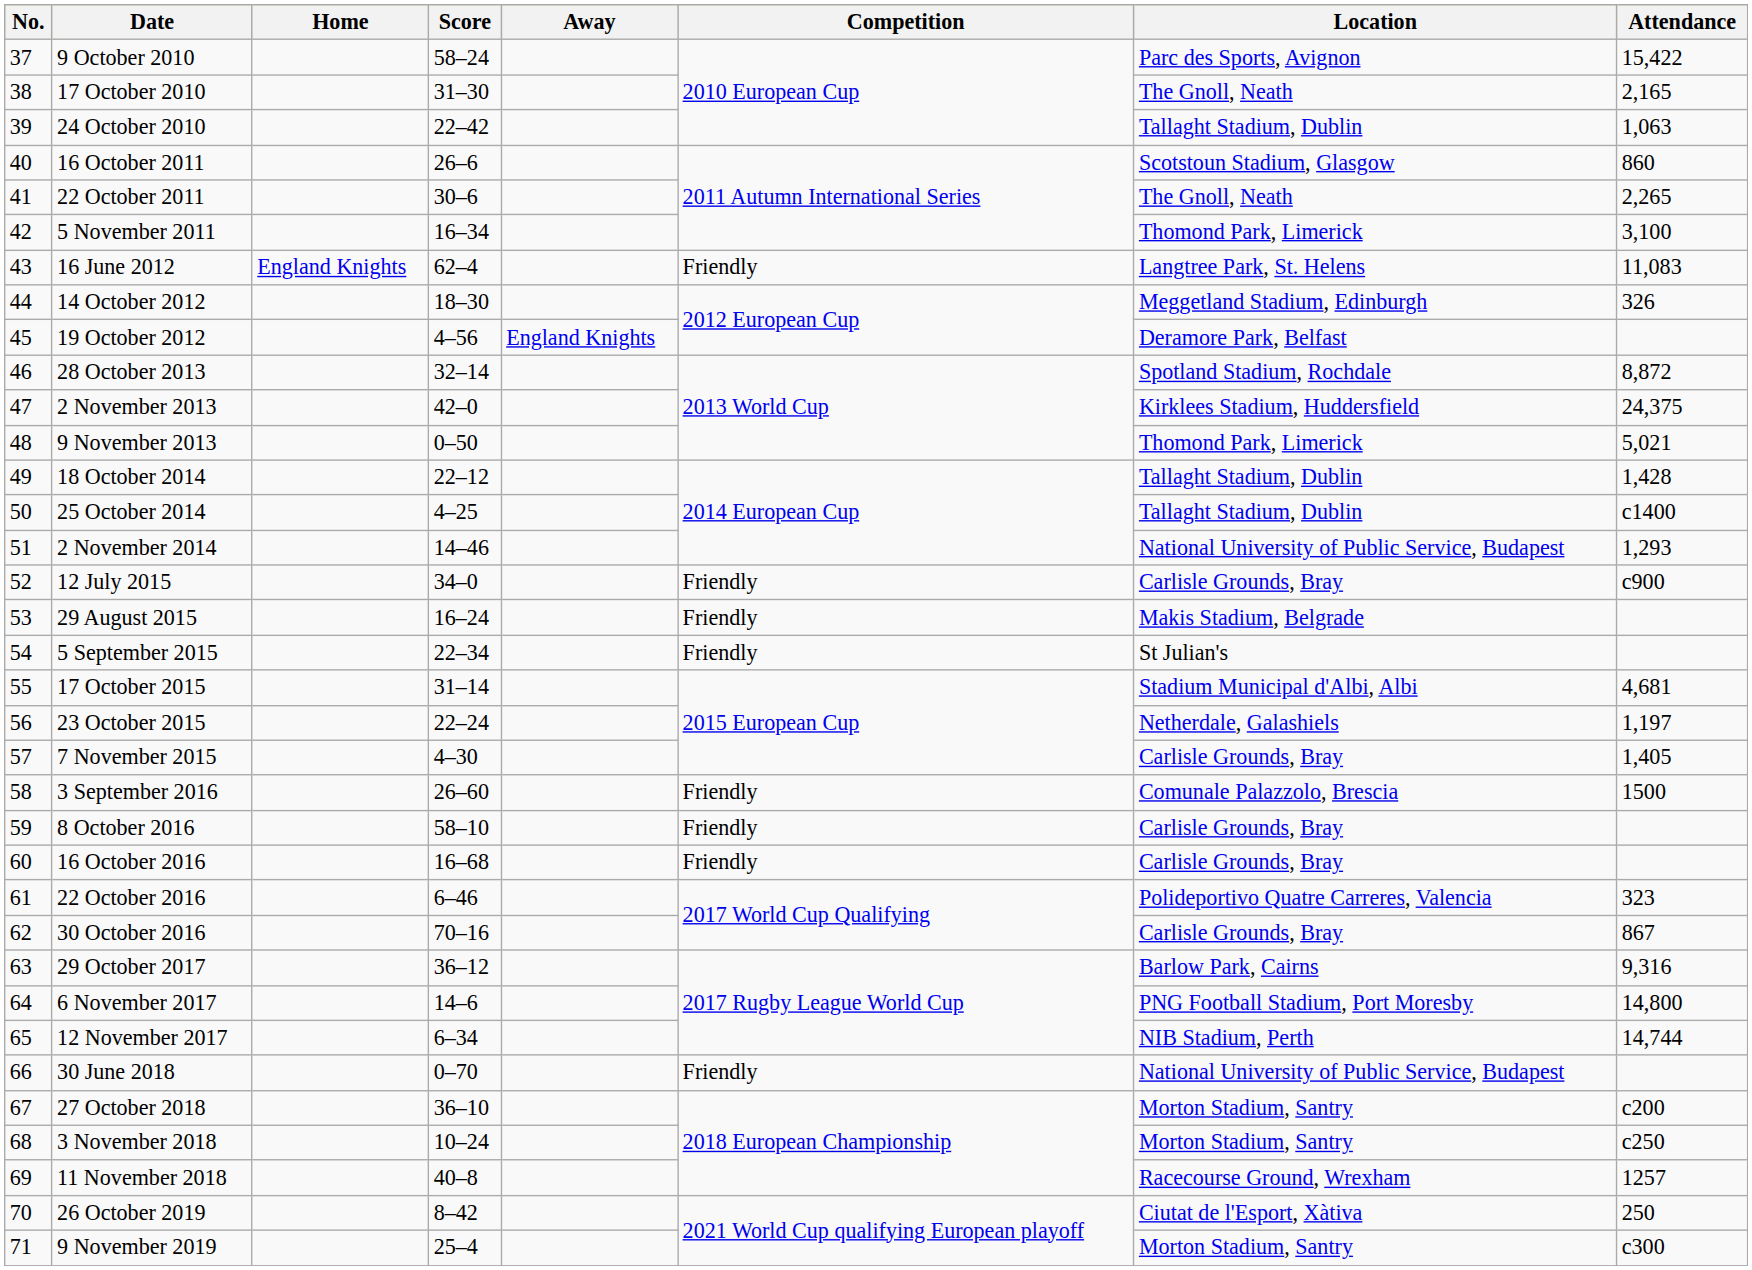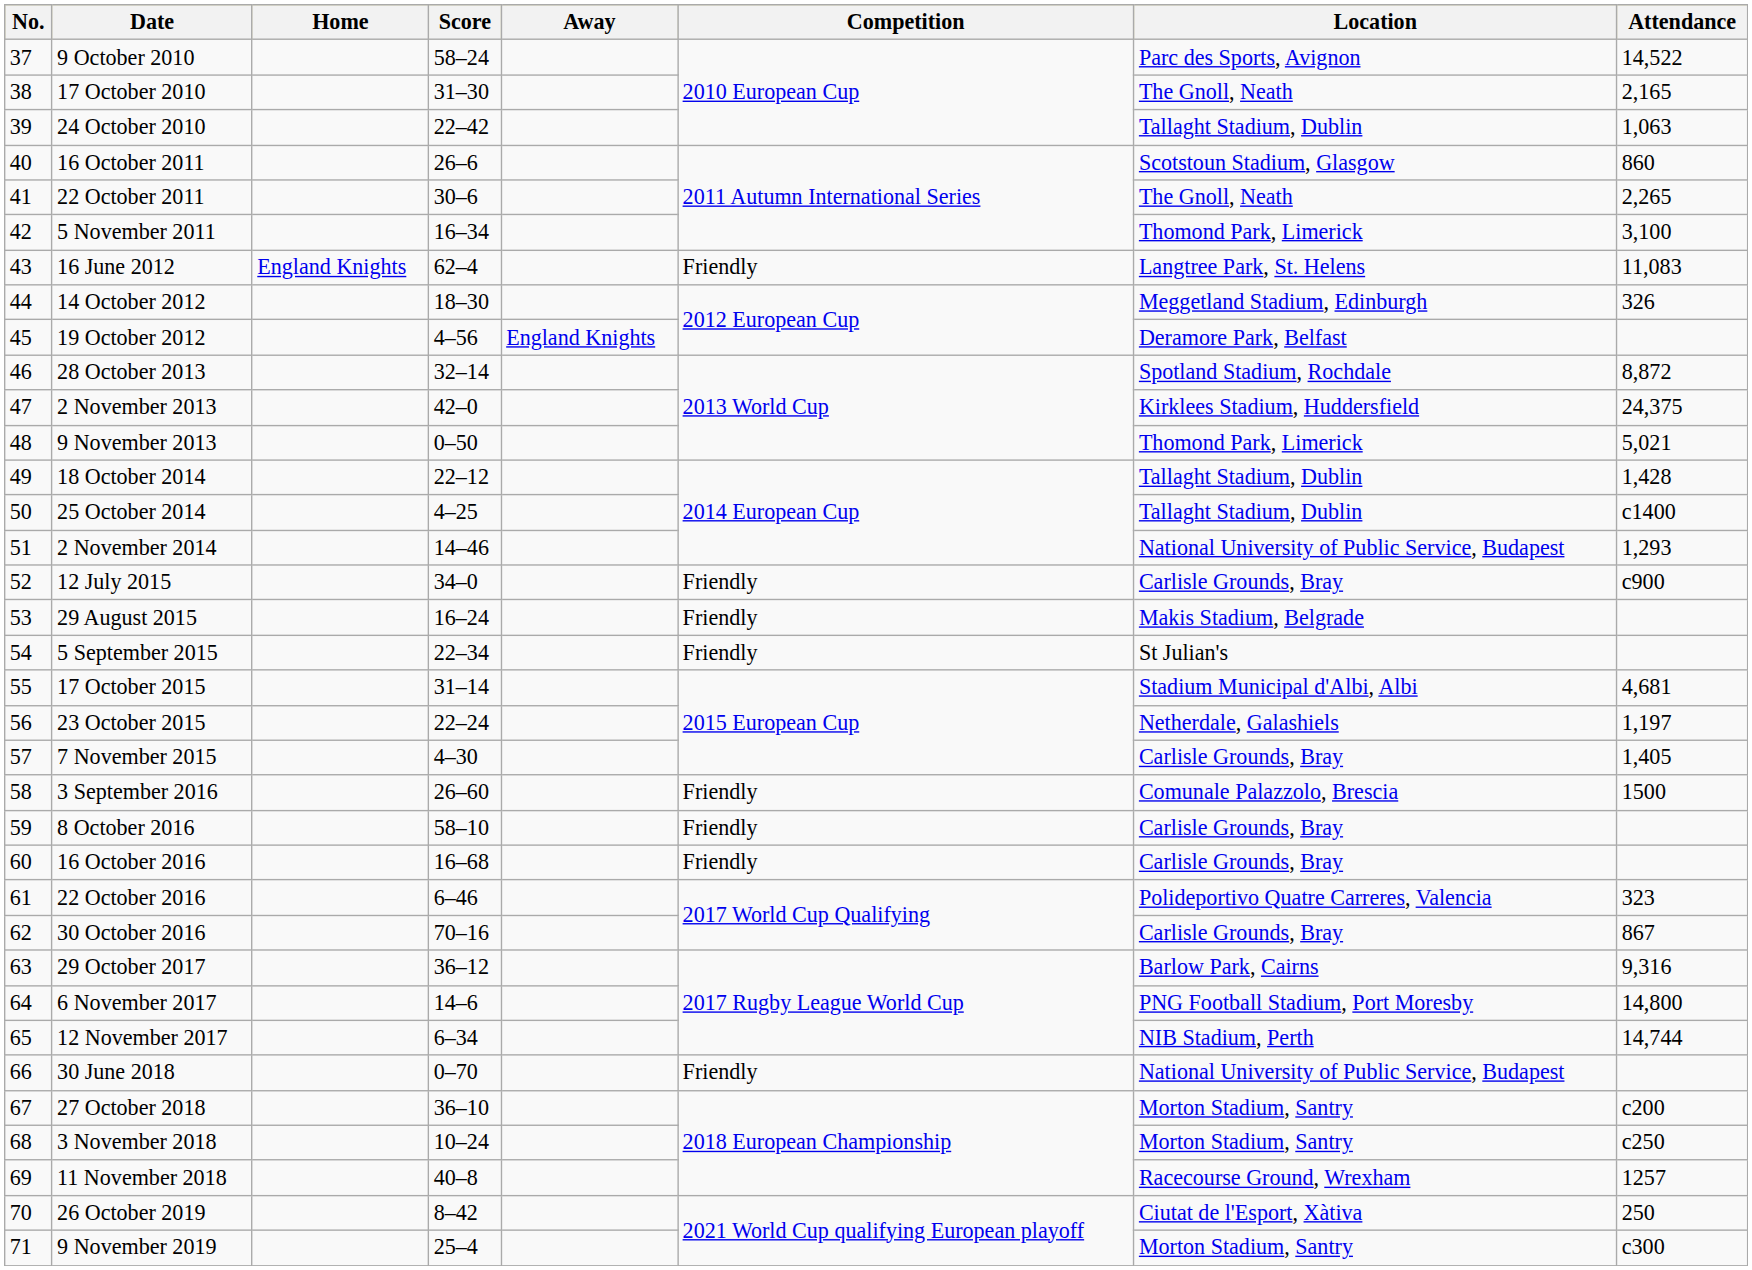(1652, 57) 15,422 -> (1652, 57) 14,522
